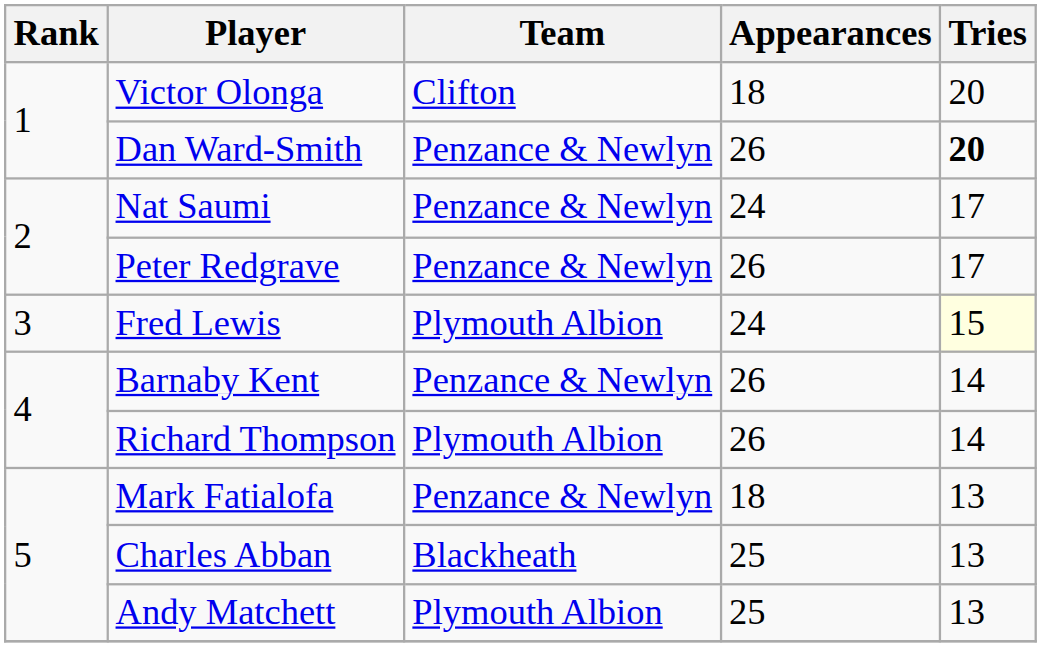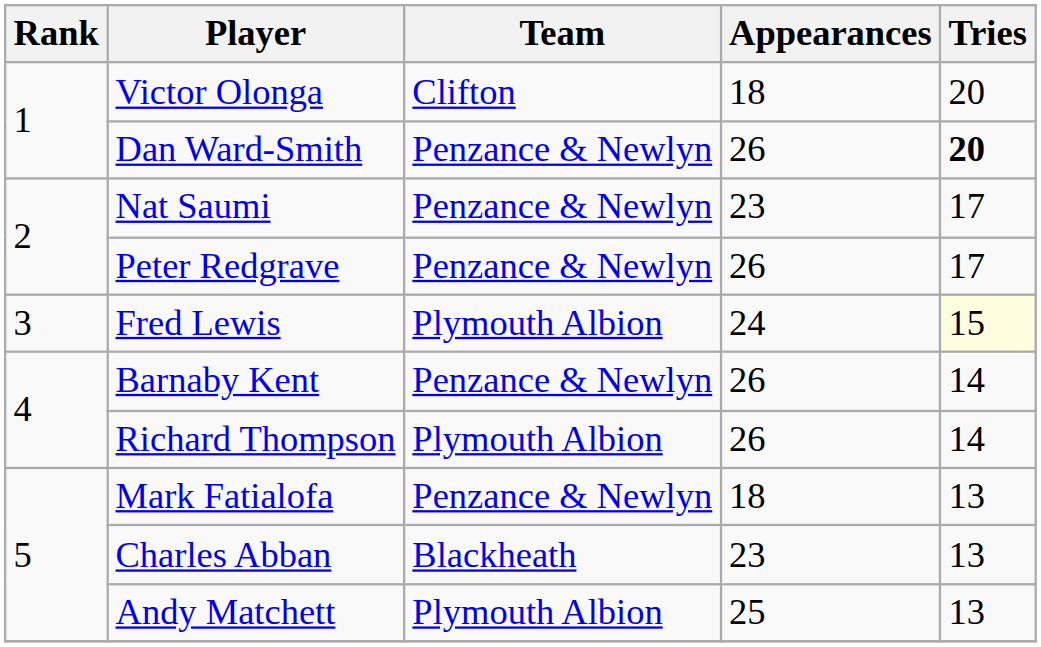(747, 206) 24 -> (747, 206) 23
(747, 554) 25 -> (747, 554) 23
